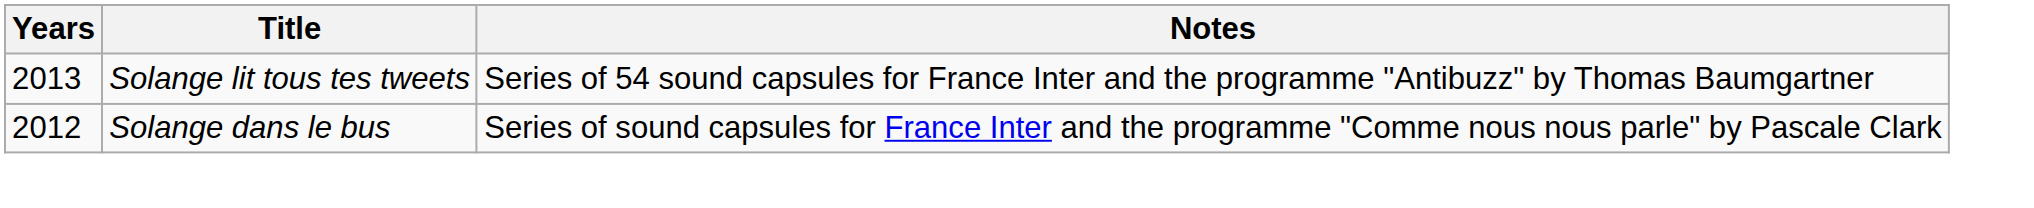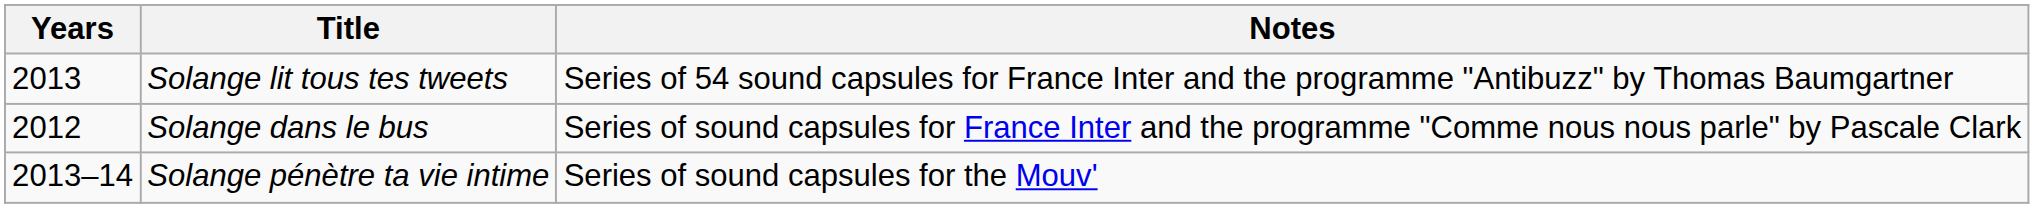+ row: (348, 176)
